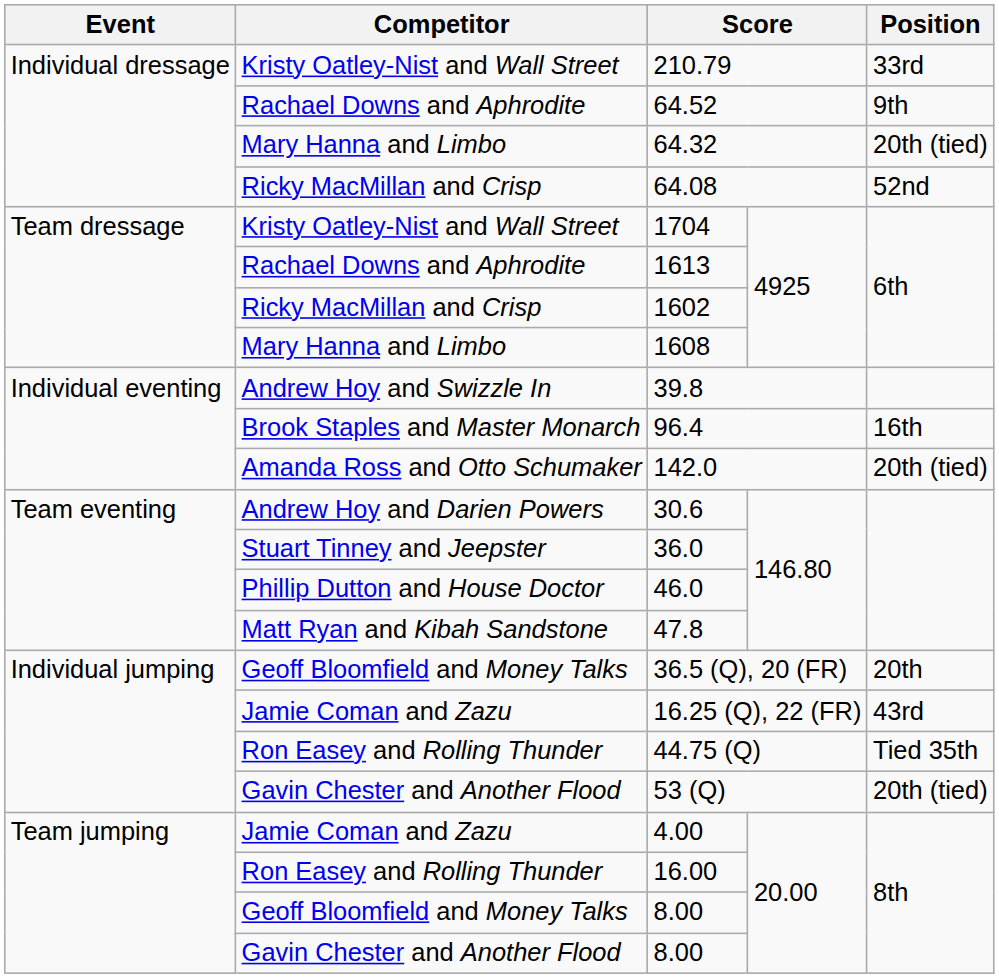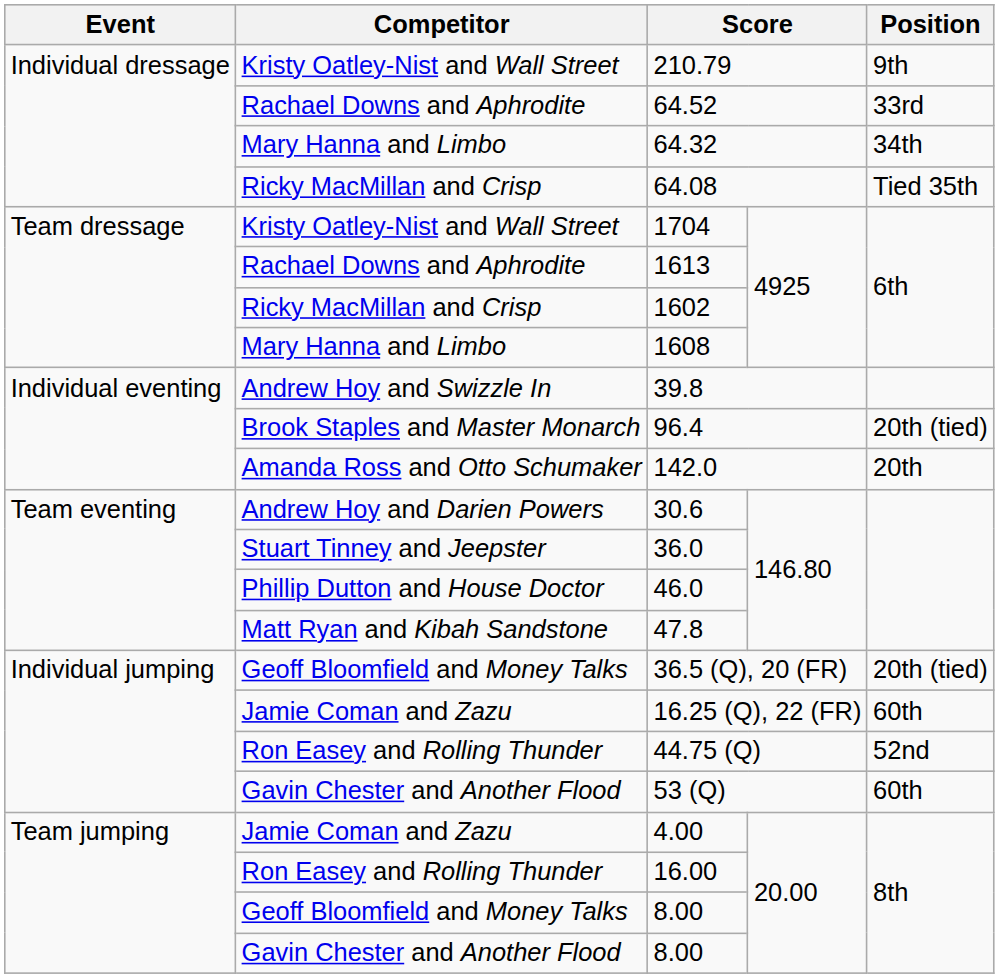(899, 65) 33rd -> (891, 65) 9th
(891, 105) 9th -> (899, 105) 33rd
(930, 145) 20th (tied) -> (898, 145) 34th
(901, 186) 52nd -> (926, 186) Tied 35th
(898, 428) 16th -> (930, 428) 20th (tied)
(930, 468) 20th (tied) -> (898, 468) 20th
(898, 670) 20th -> (930, 670) 20th (tied)
(899, 710) 43rd -> (898, 710) 60th
(926, 750) Tied 35th -> (901, 750) 52nd
(930, 791) 20th (tied) -> (898, 791) 60th
